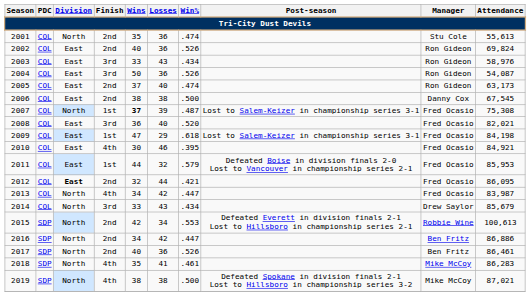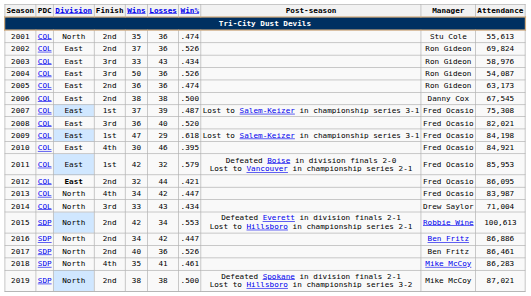(136, 49) 40 -> (136, 49) 37
(136, 86) 37 -> (136, 86) 36
(163, 86) 40 -> (163, 86) 36
(74, 111) North -> (74, 111) East
(136, 111) bold -> (136, 111) normal
(136, 165) 44 -> (136, 165) 42
(500, 206) 85,679 -> (500, 206) 71,004
(110, 281) 4th -> (110, 281) 2nd
